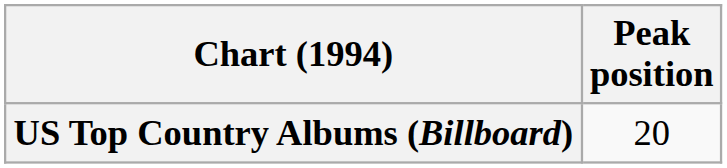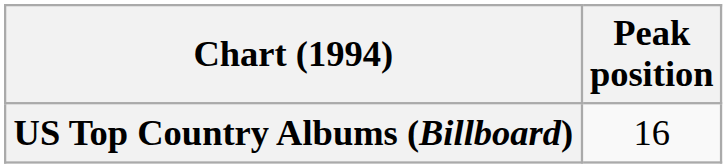(652, 132) 20 -> (652, 132) 16
